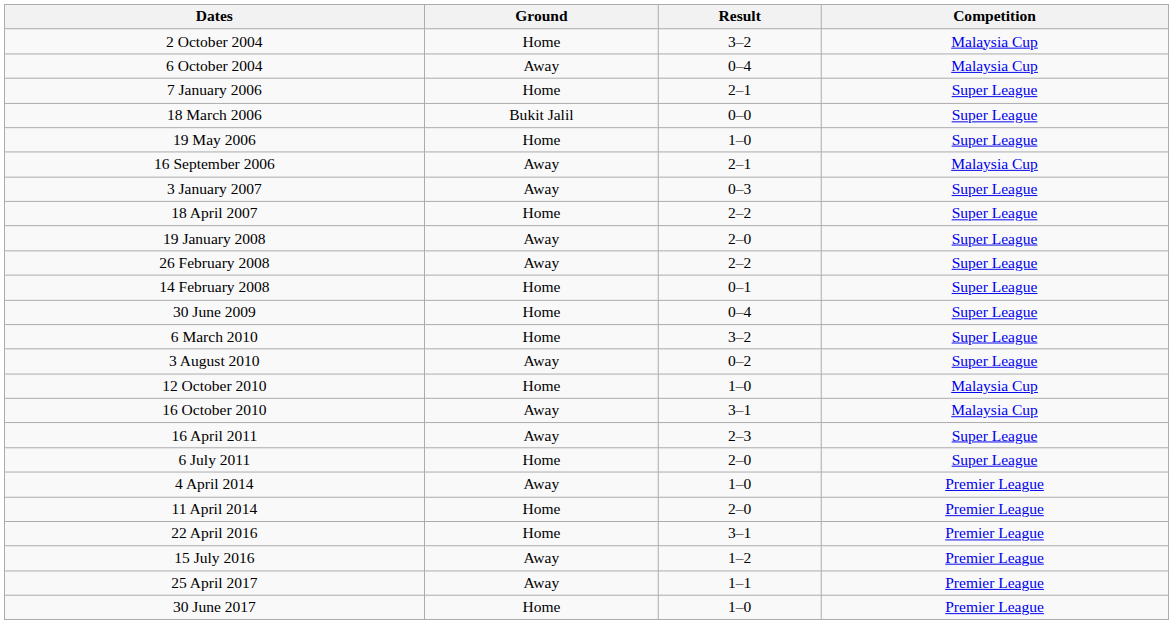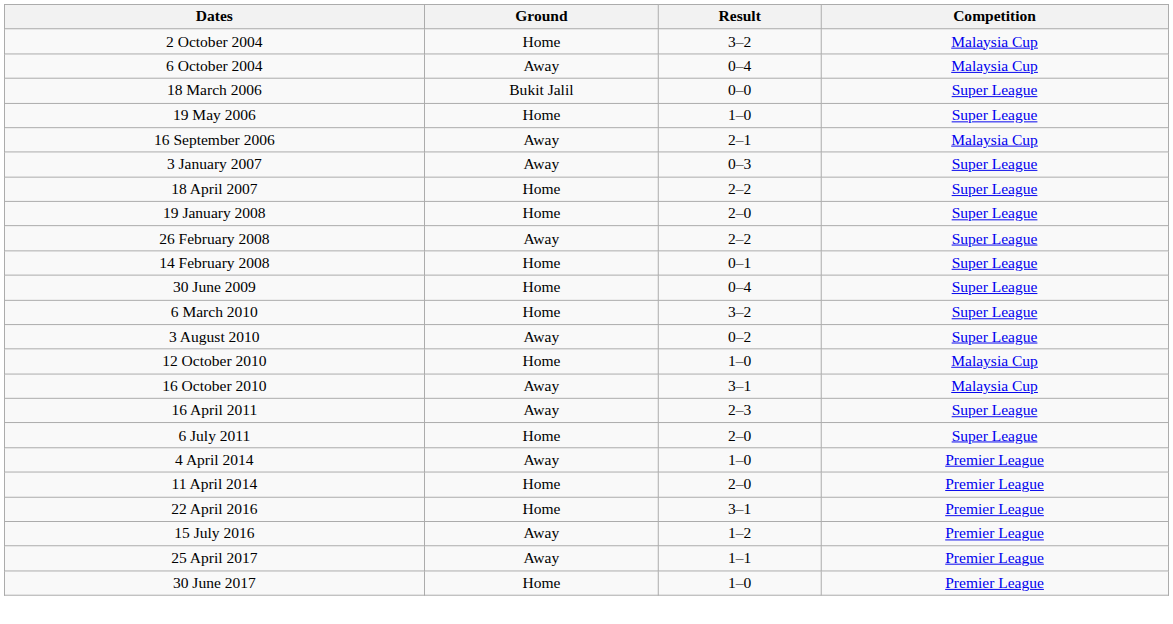- row: (214, 90)
(541, 238) Away -> (541, 213) Home
